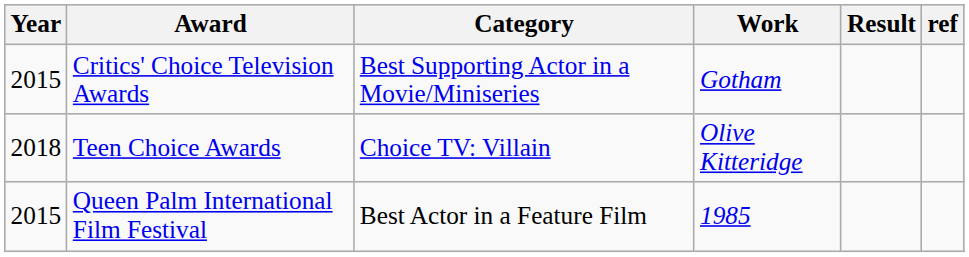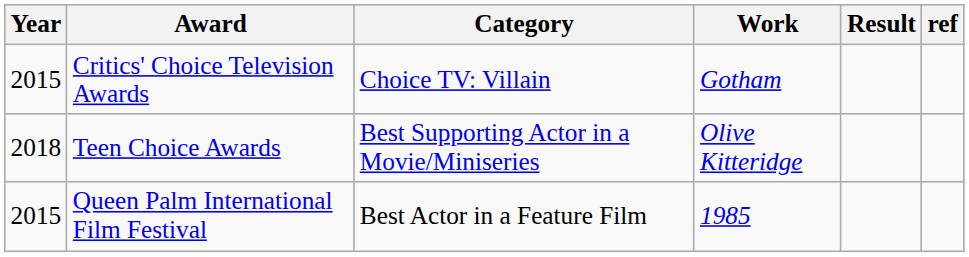(495, 78) Best Supporting Actor in a Movie/Miniseries -> (455, 78) Choice TV: Villain
(455, 147) Choice TV: Villain -> (495, 147) Best Supporting Actor in a Movie/Miniseries
